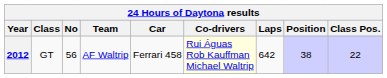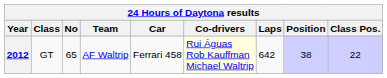(71, 55) 56 -> (71, 55) 65
